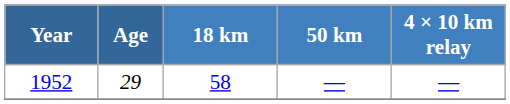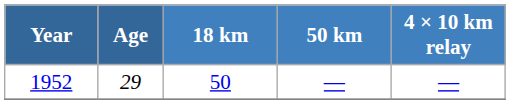(220, 81) 58 -> (220, 81) 50
